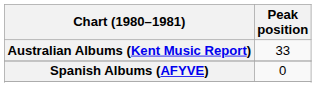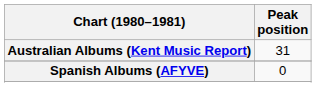(283, 50) 33 -> (283, 50) 31
